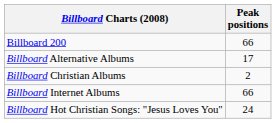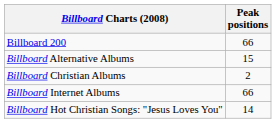(248, 59) 17 -> (248, 59) 15
(248, 110) 24 -> (248, 110) 14
